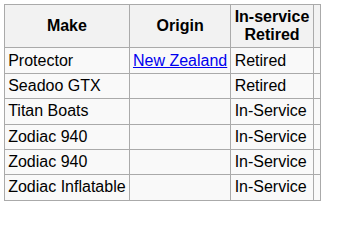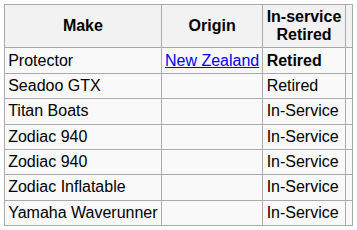(260, 60) normal -> (294, 60) bold
+ row: (83, 212)
